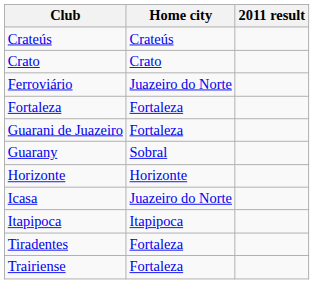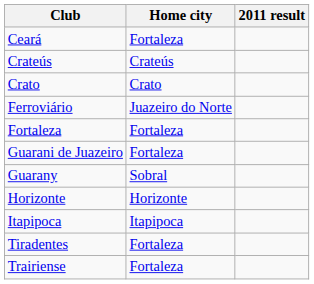+ row: (25, 38)
- row: (23, 198)
